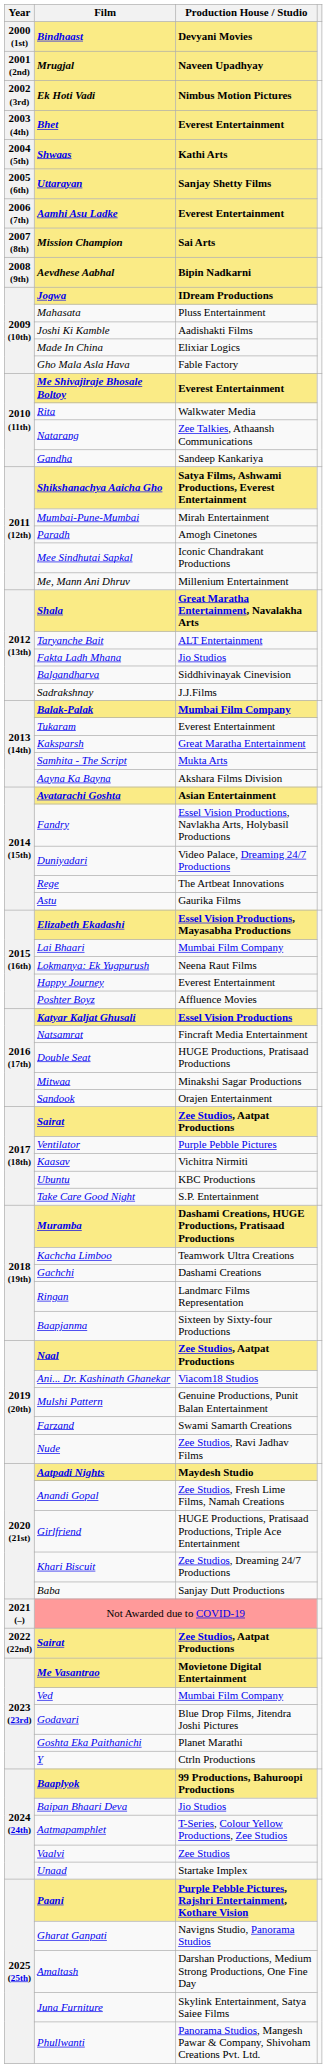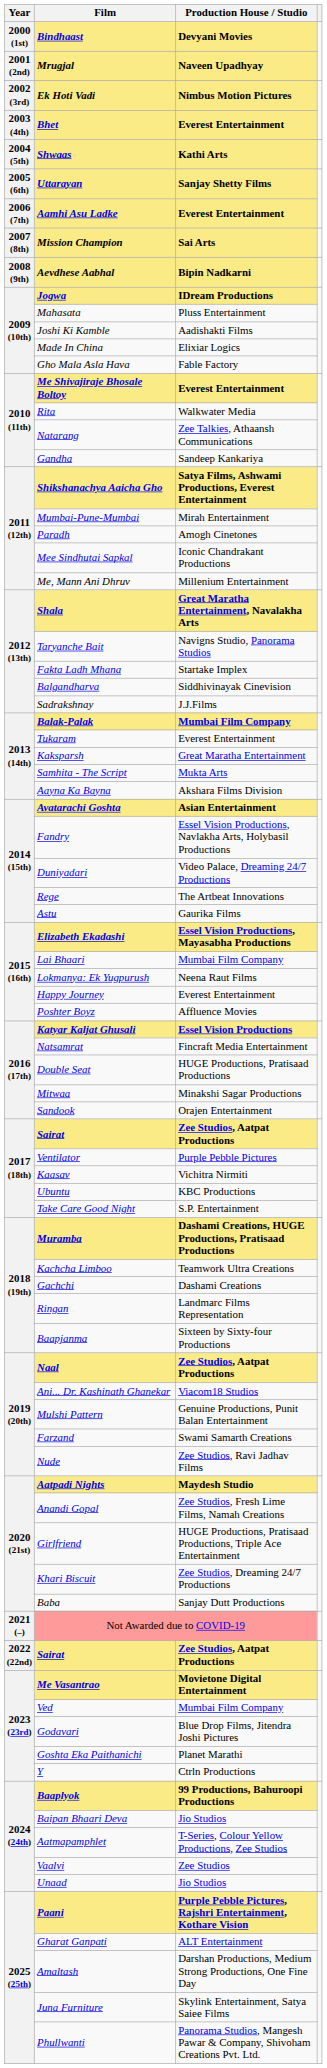(220, 640) ALT Entertainment -> (236, 646) Navigns Studio, Panorama Studios
(202, 657) Jio Studios -> (213, 669) Startake Implex
(213, 1870) Startake Implex -> (202, 1883) Jio Studios
(236, 1935) Navigns Studio, Panorama Studios -> (220, 1942) ALT Entertainment
